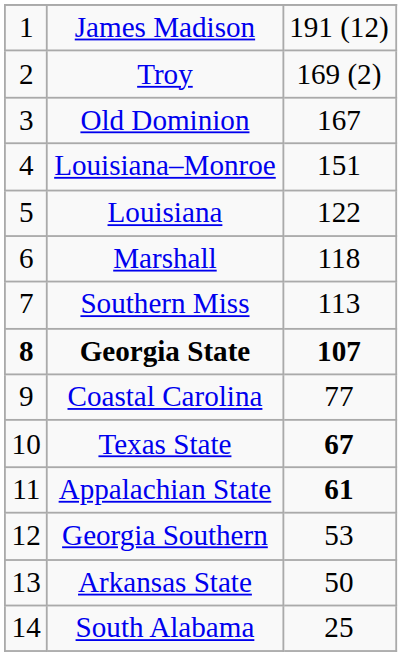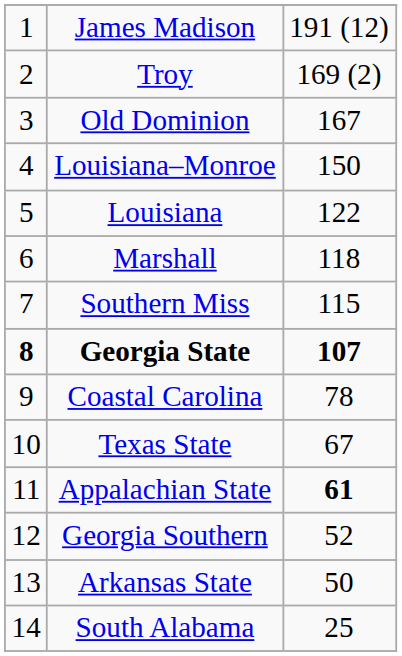(339, 166) 151 -> (339, 166) 150
(339, 304) 113 -> (339, 304) 115
(339, 397) 77 -> (339, 397) 78
(339, 443) bold -> (339, 443) normal
(339, 535) 53 -> (339, 535) 52
